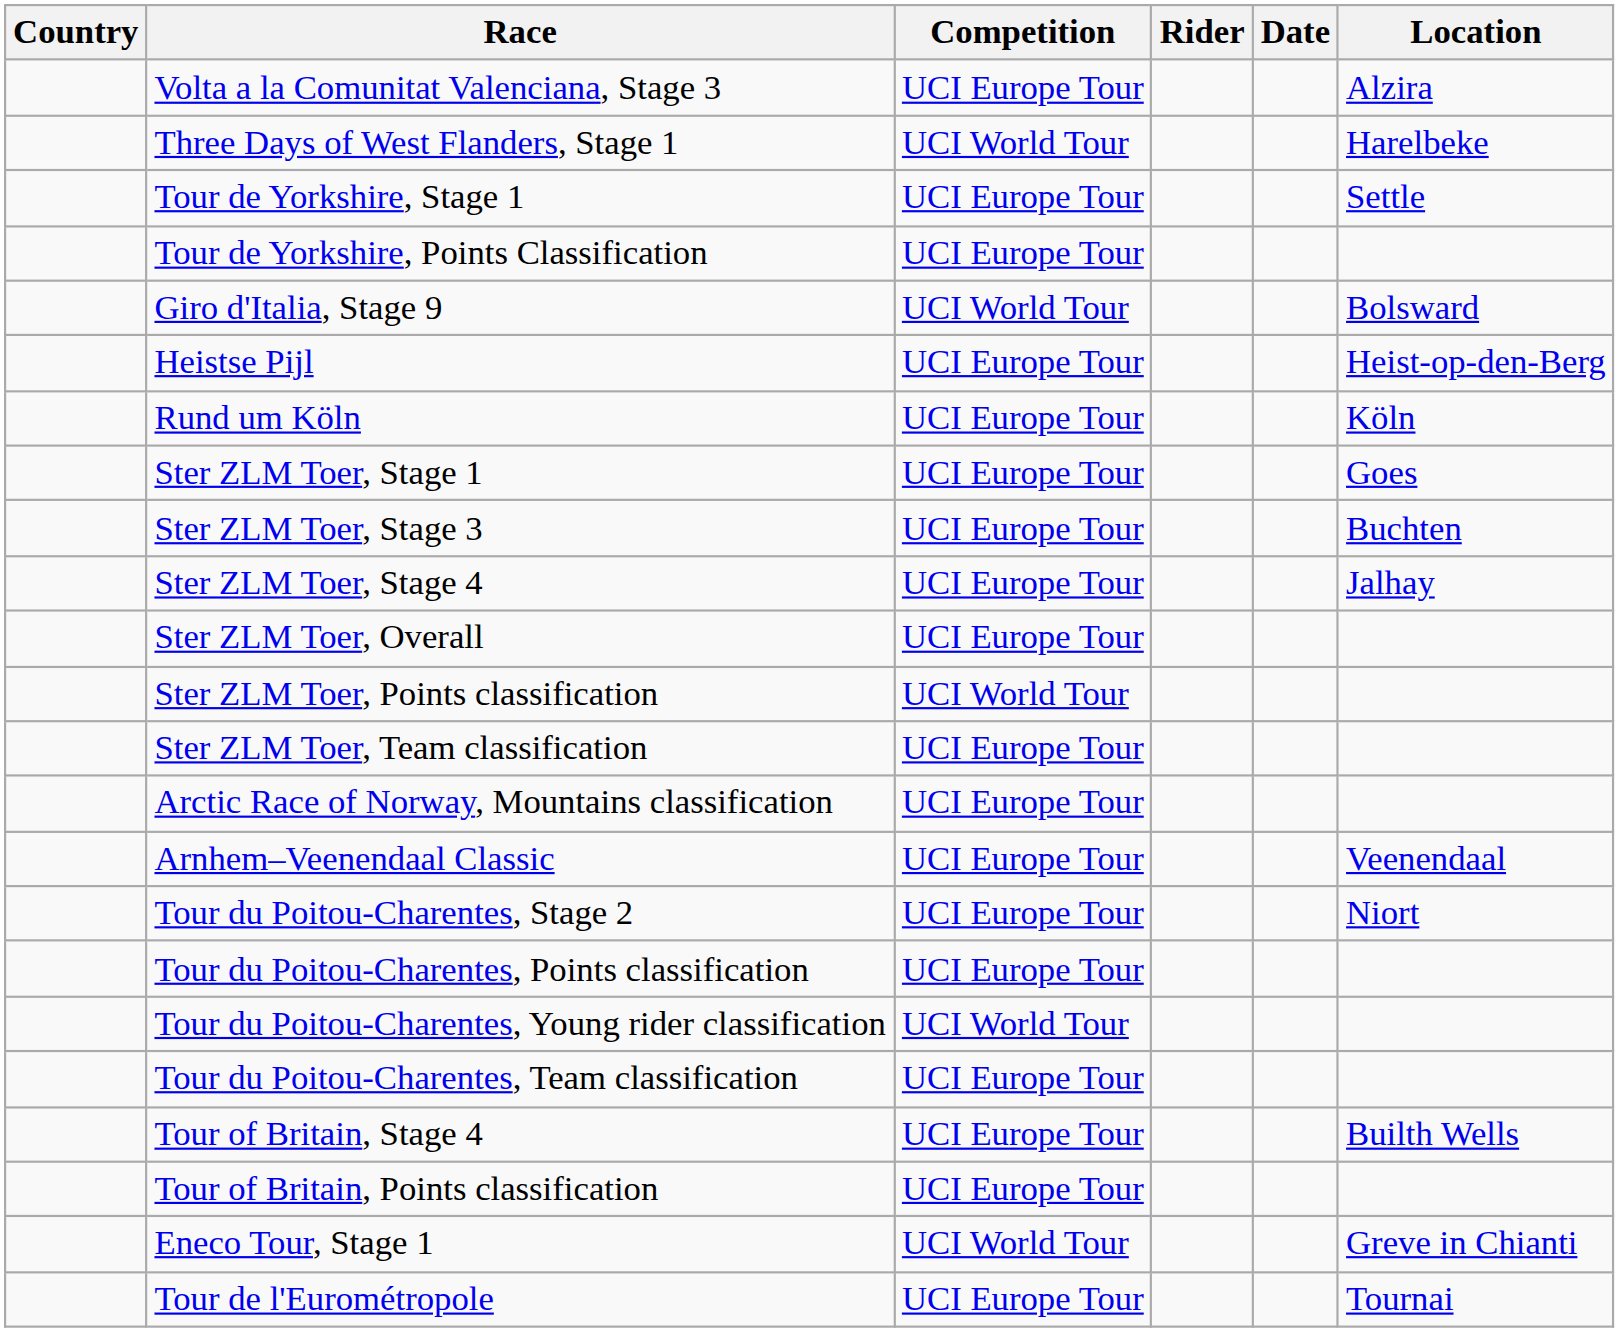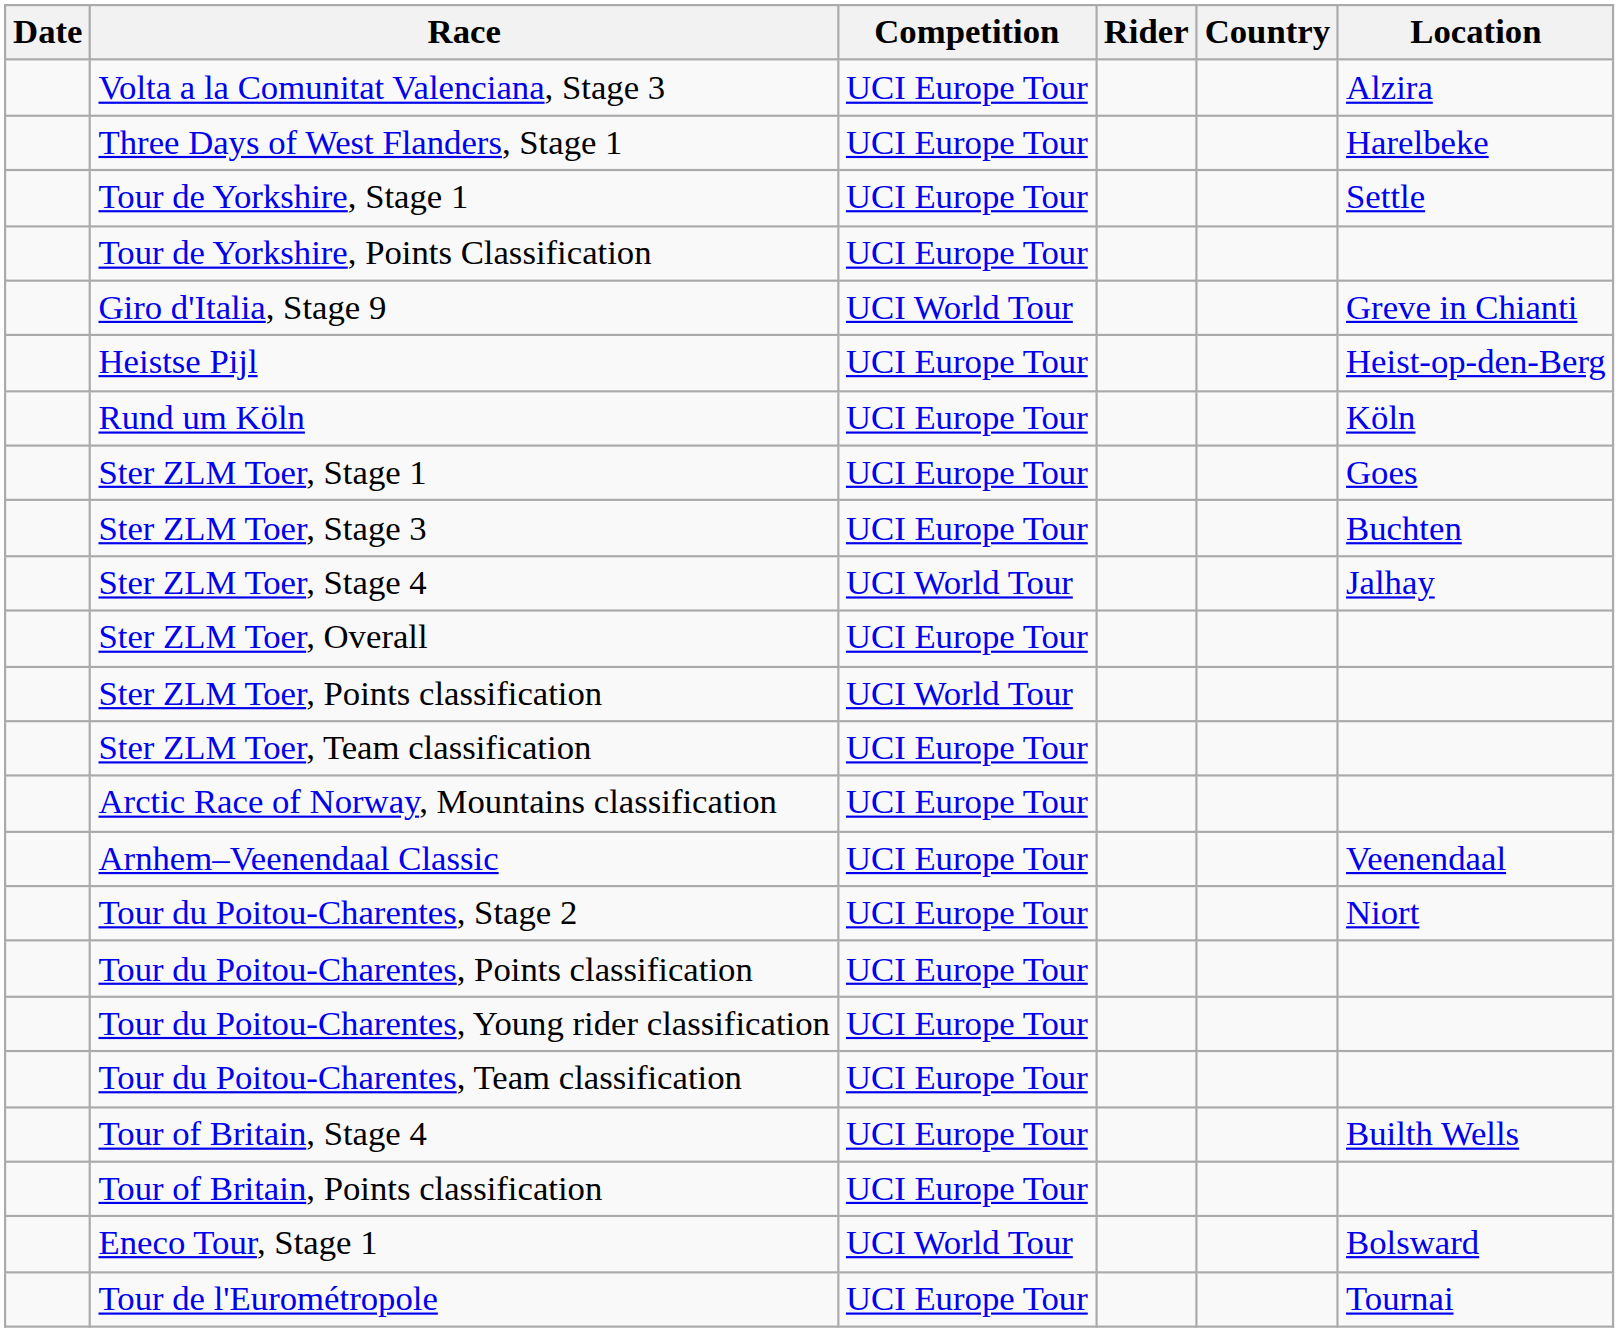columns swapped: (1295, 32) <-> (76, 32)
(1015, 142) UCI World Tour -> (967, 142) UCI Europe Tour
(1413, 307) Bolsward -> (1462, 307) Greve in Chianti
(1023, 582) UCI Europe Tour -> (959, 582) UCI World Tour
(1015, 1023) UCI World Tour -> (967, 1023) UCI Europe Tour
(1462, 1243) Greve in Chianti -> (1413, 1243) Bolsward
